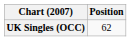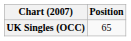(107, 28) 62 -> (107, 28) 65
